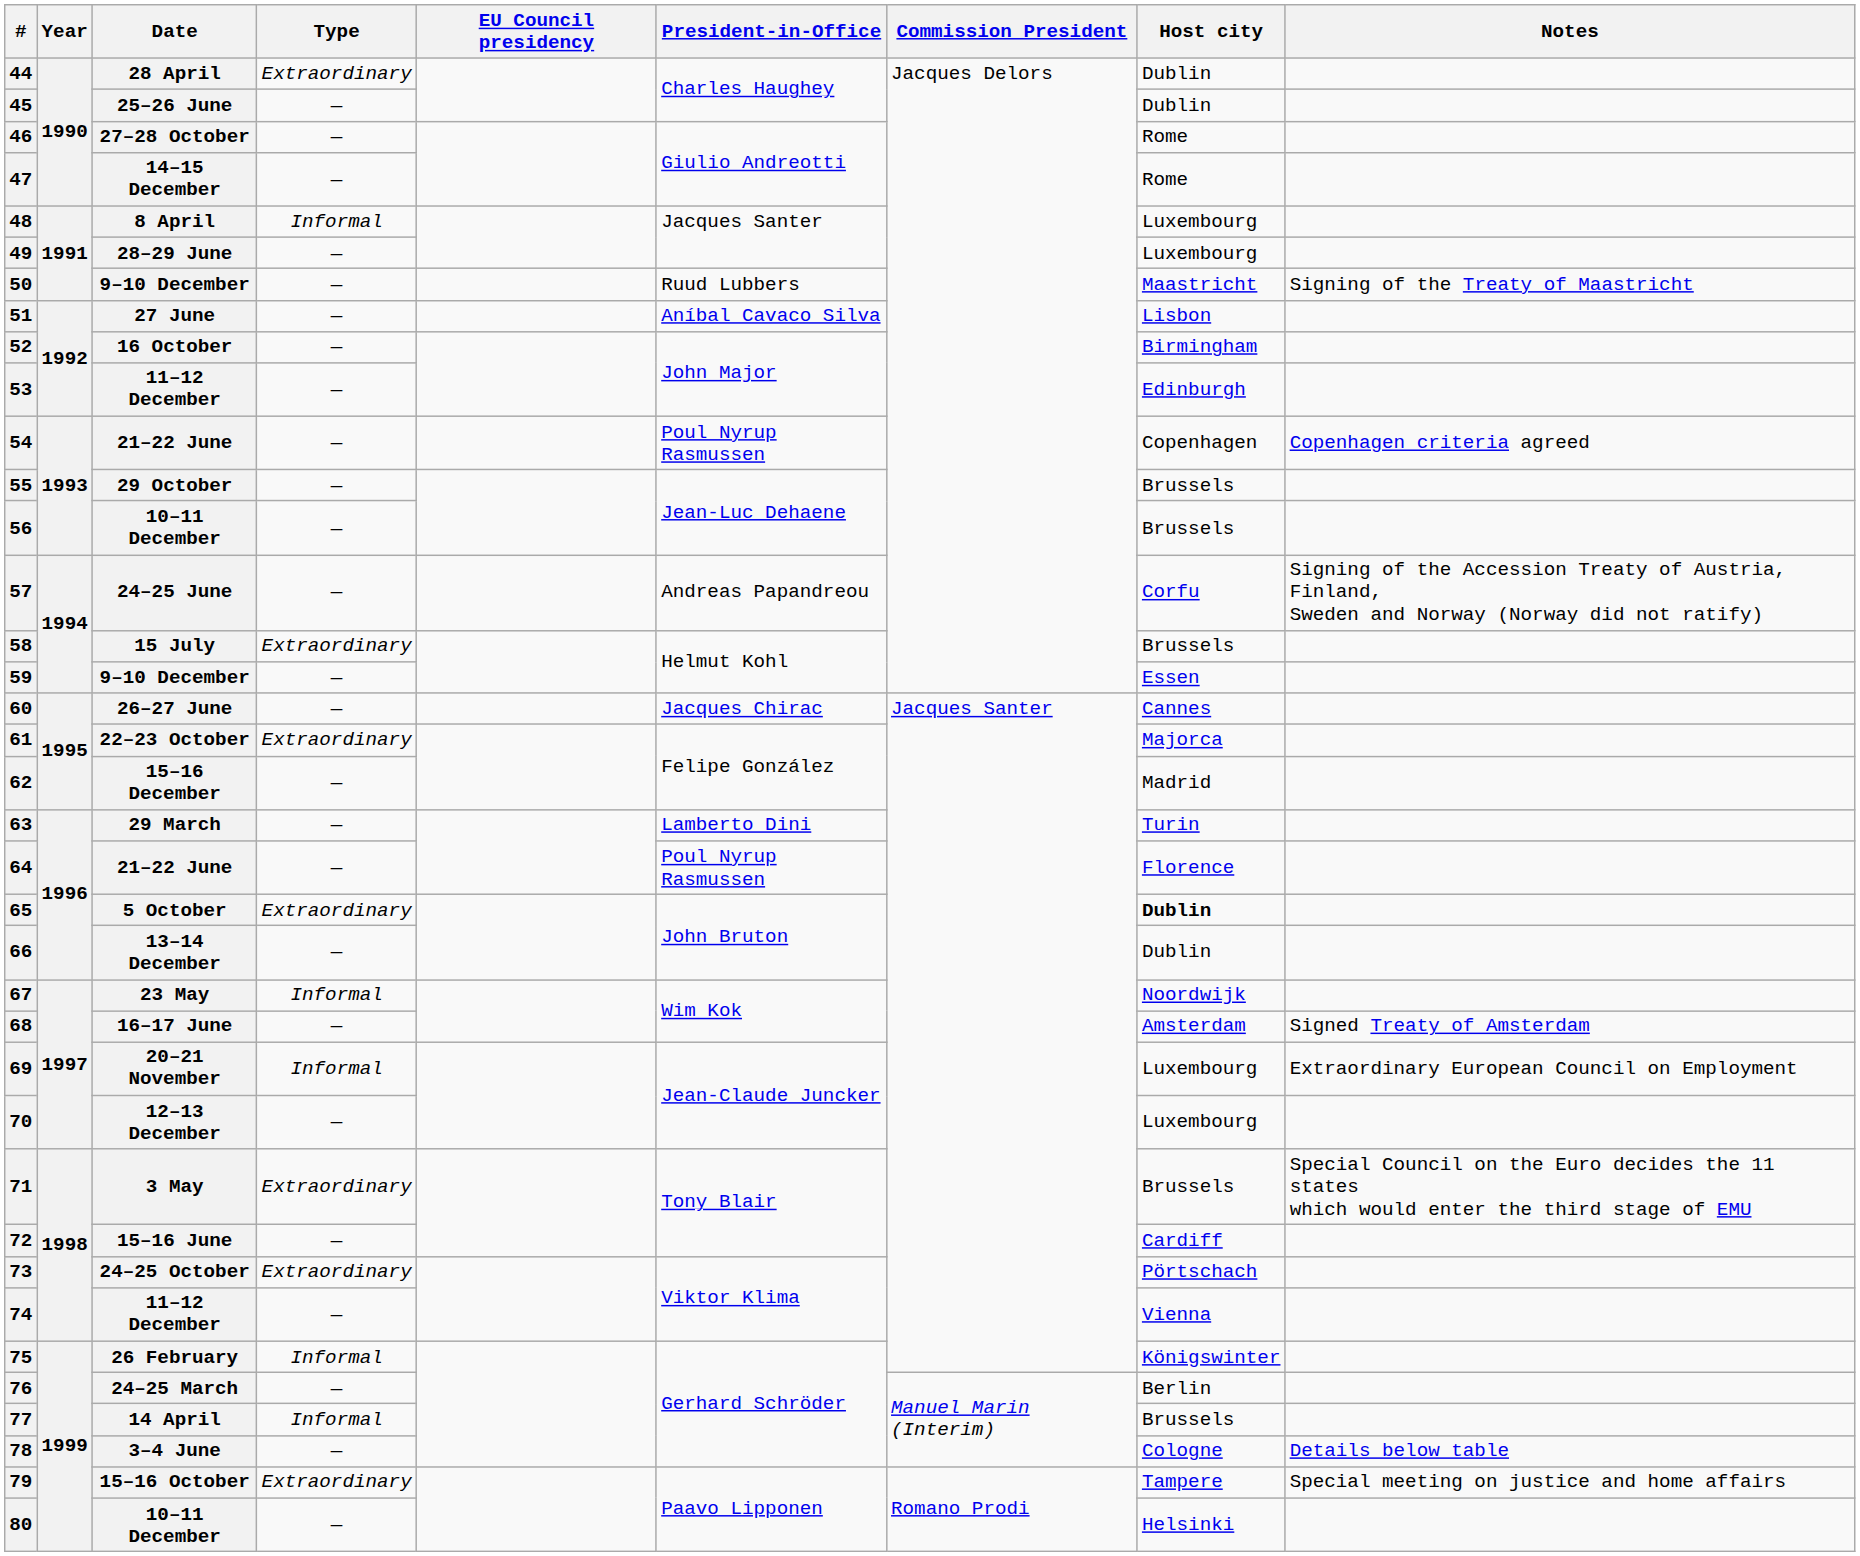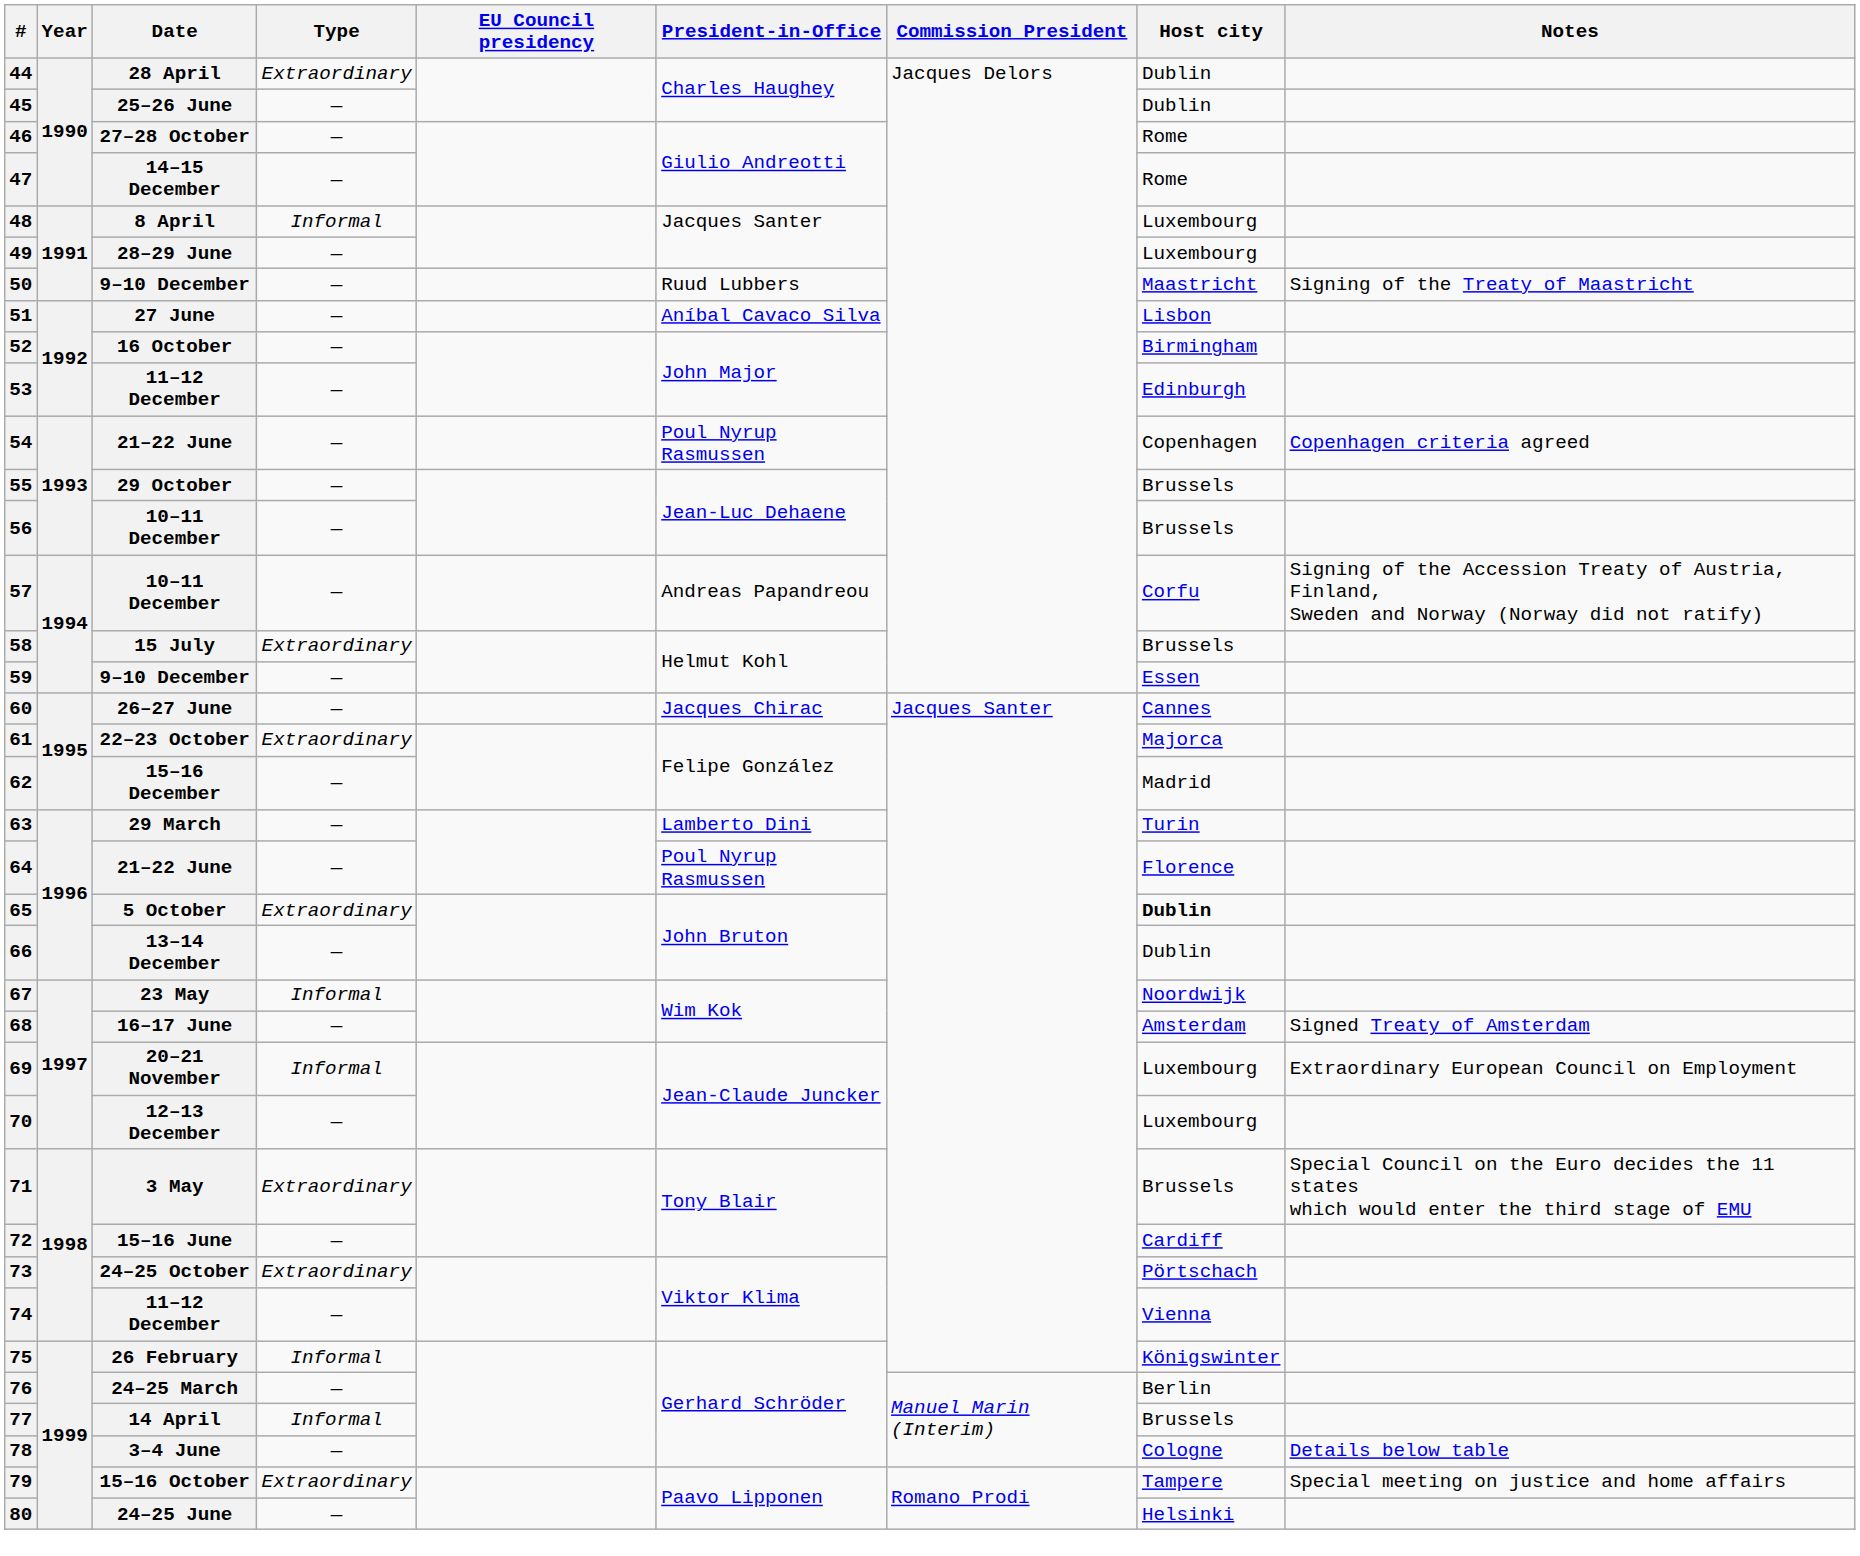(175, 593) 24–25 June -> (175, 593) 10–11 December
(175, 1525) 10–11 December -> (175, 1514) 24–25 June
